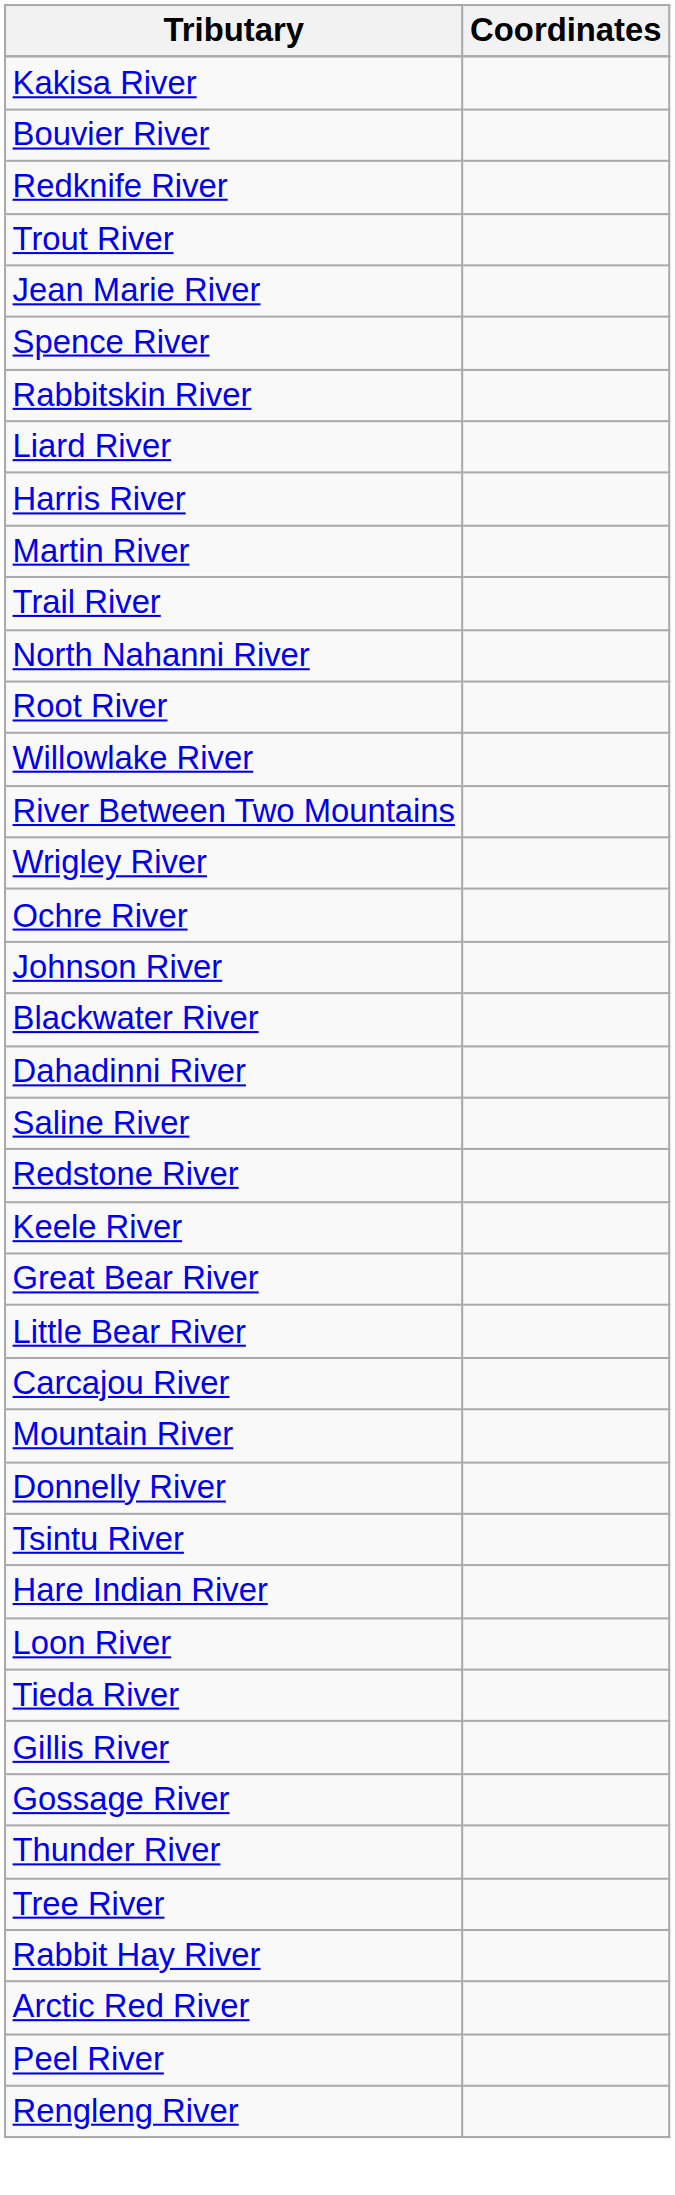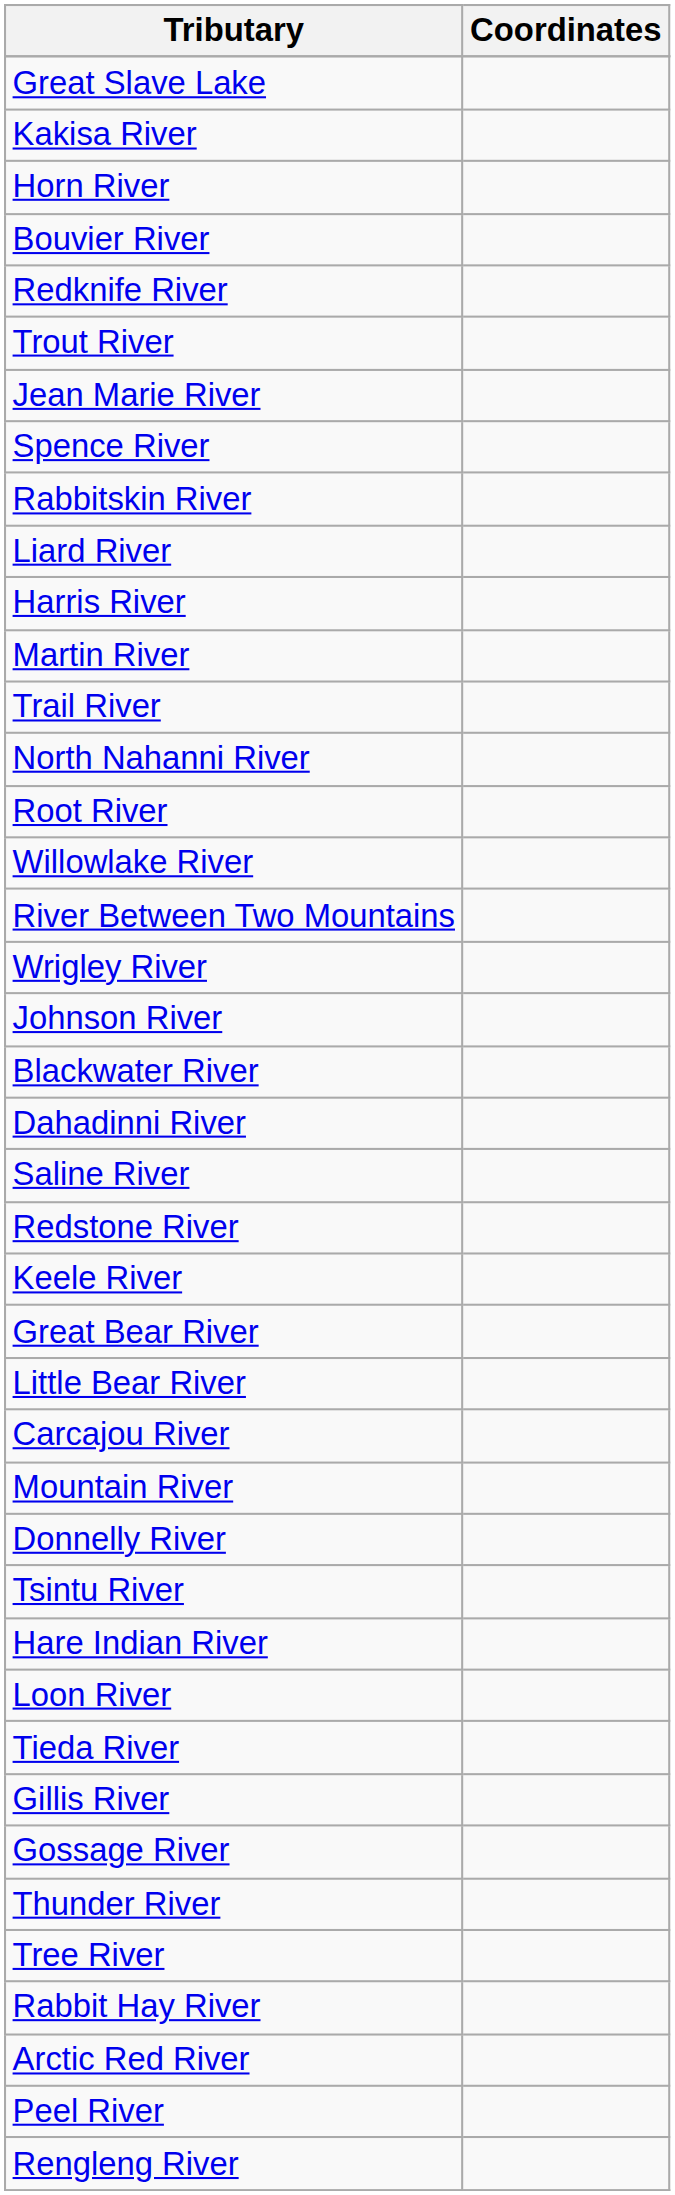+ row: (139, 82)
+ row: (91, 186)
- row: (100, 914)
